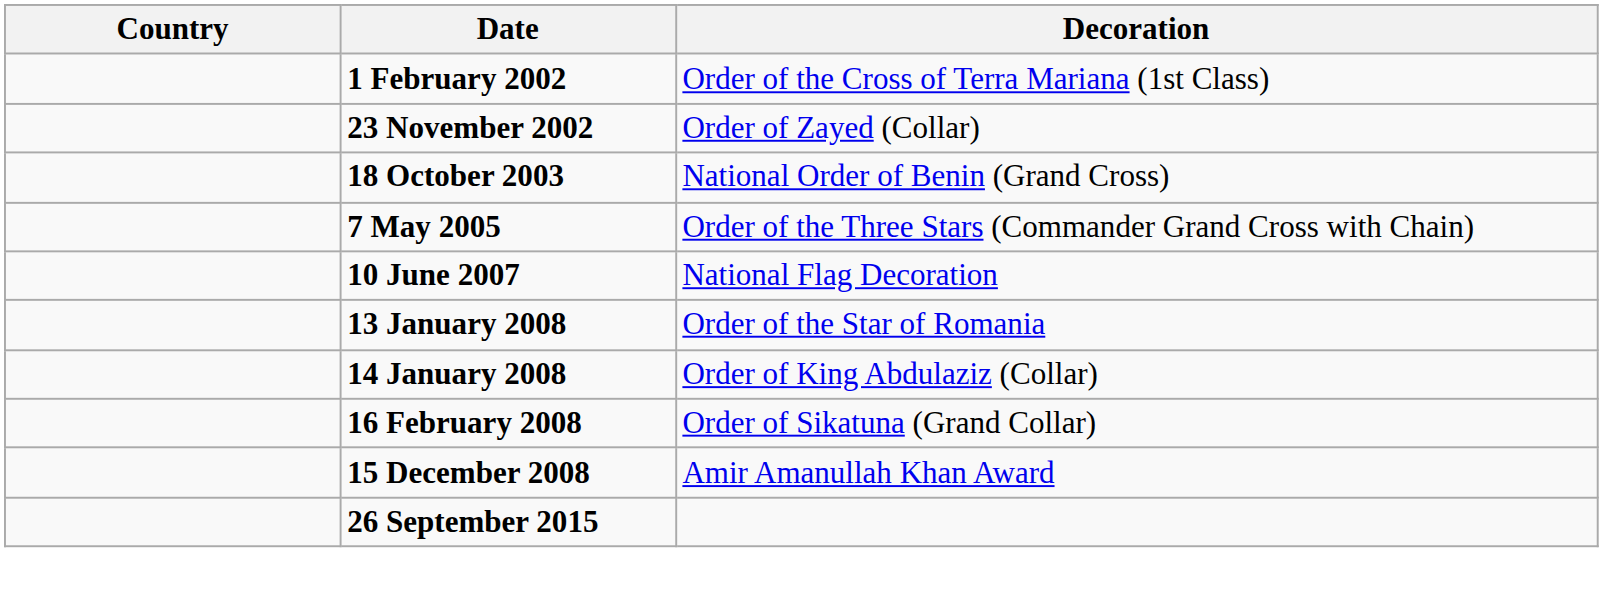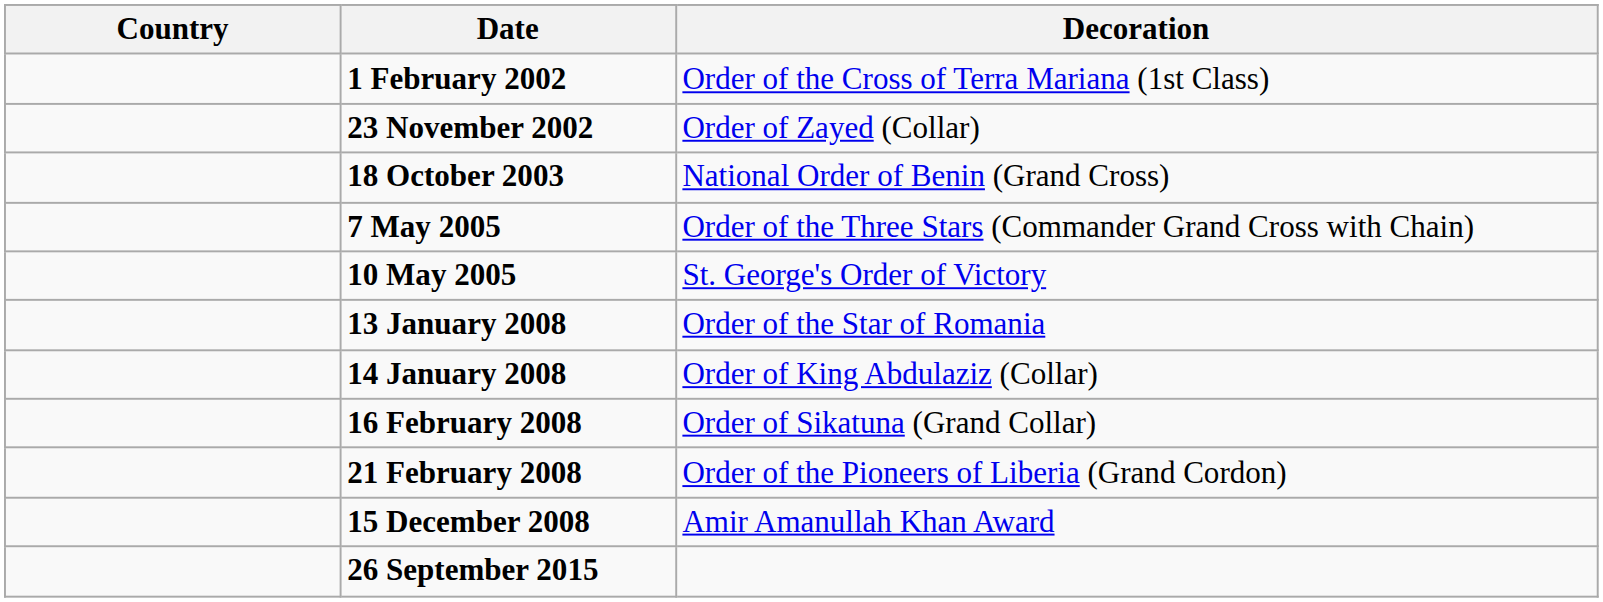+ row: (432, 275)
- row: (433, 275)
+ row: (465, 472)
